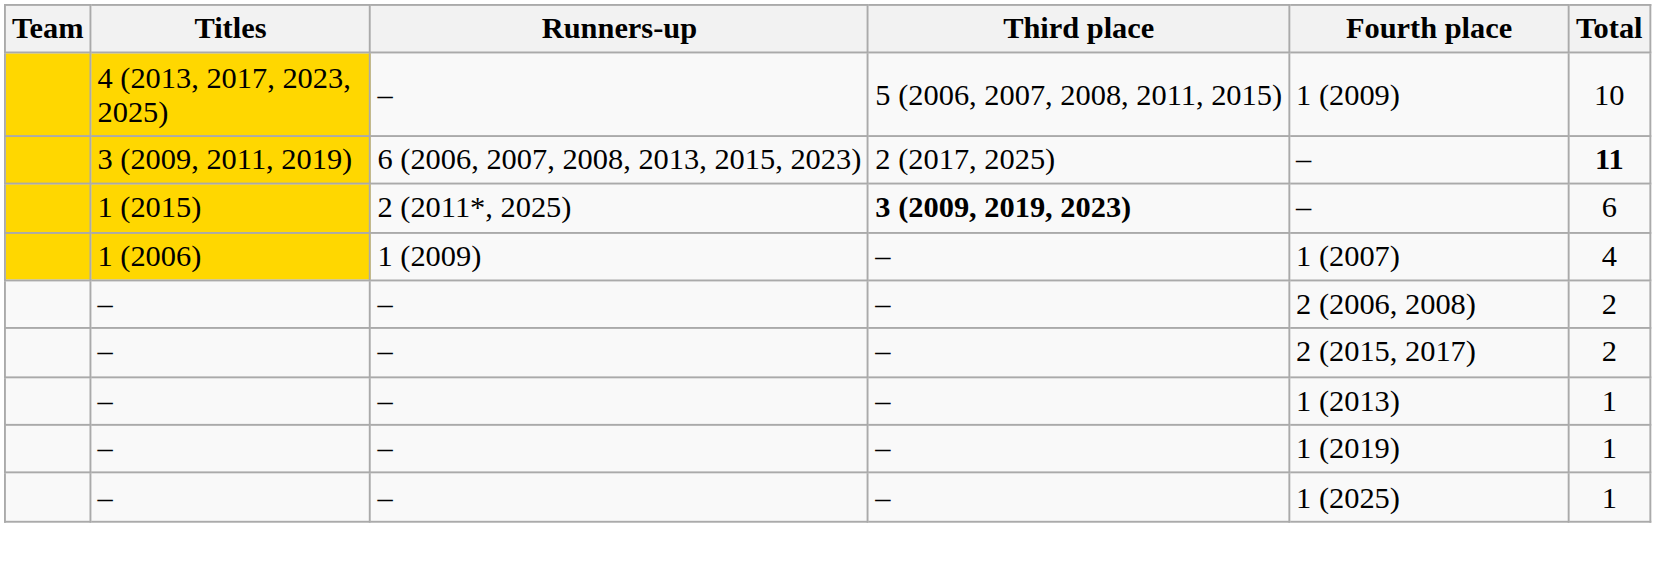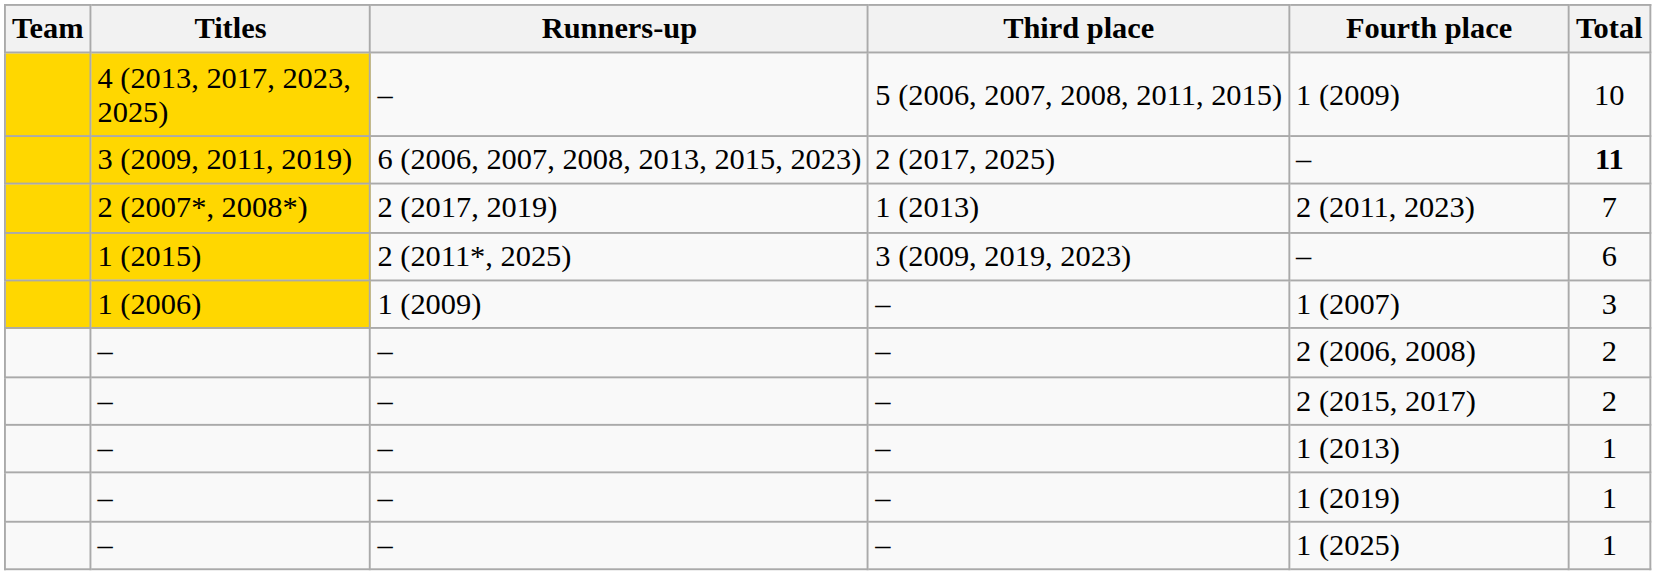+ row: (203, 207)
(1003, 207) bold -> (1003, 255) normal
(1609, 255) 4 -> (1609, 303) 3
